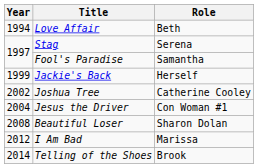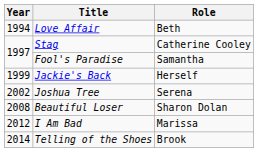(174, 44) Serena -> (204, 44) Catherine Cooley
(204, 92) Catherine Cooley -> (174, 92) Serena
- row: (82, 108)
